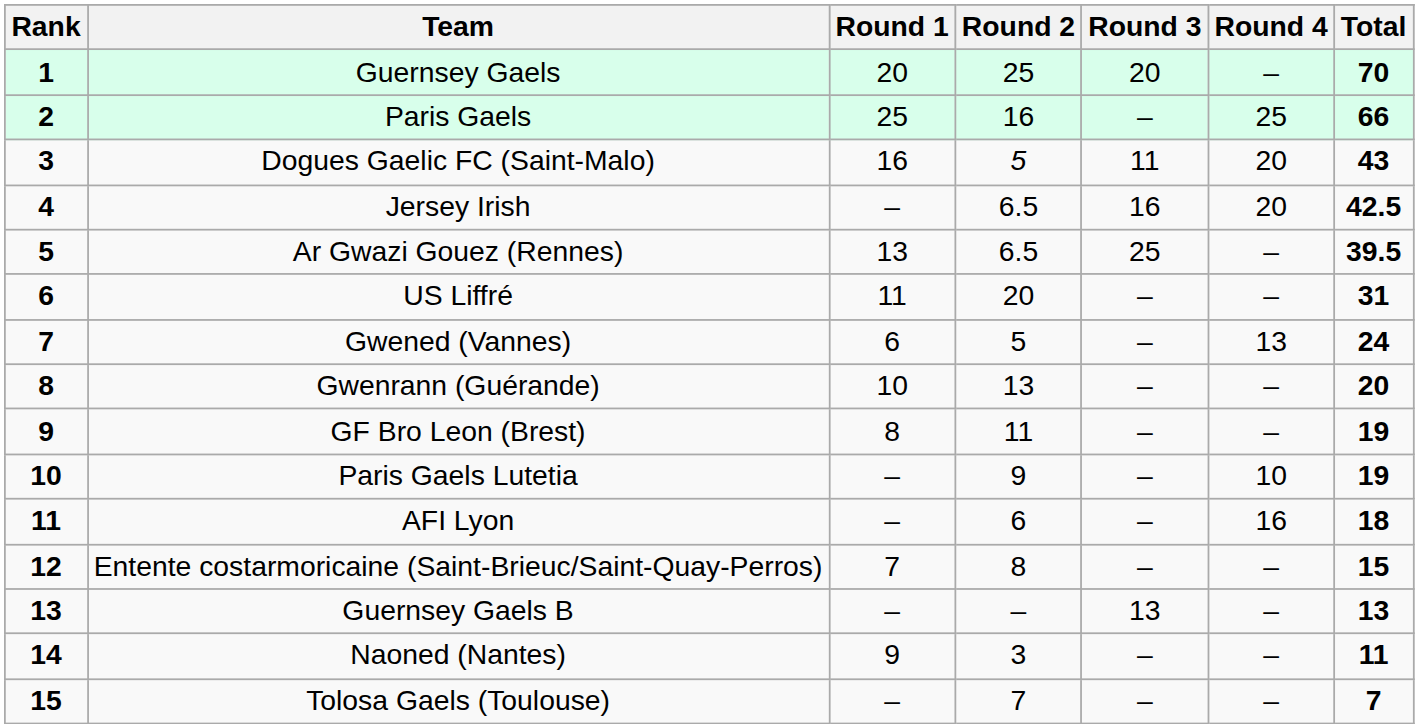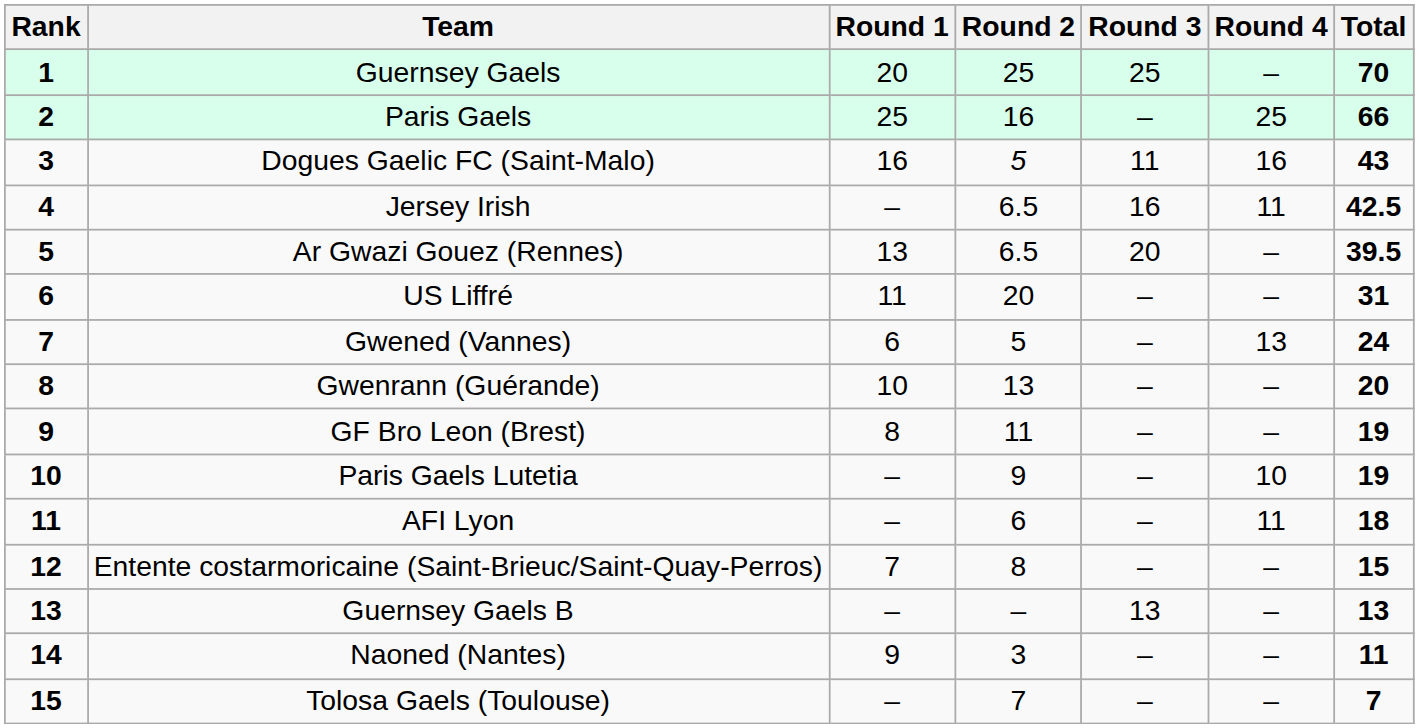(1145, 71) 20 -> (1145, 71) 25
(1271, 161) 20 -> (1271, 161) 16
(1271, 206) 20 -> (1271, 206) 11
(1145, 251) 25 -> (1145, 251) 20
(1271, 521) 16 -> (1271, 521) 11
